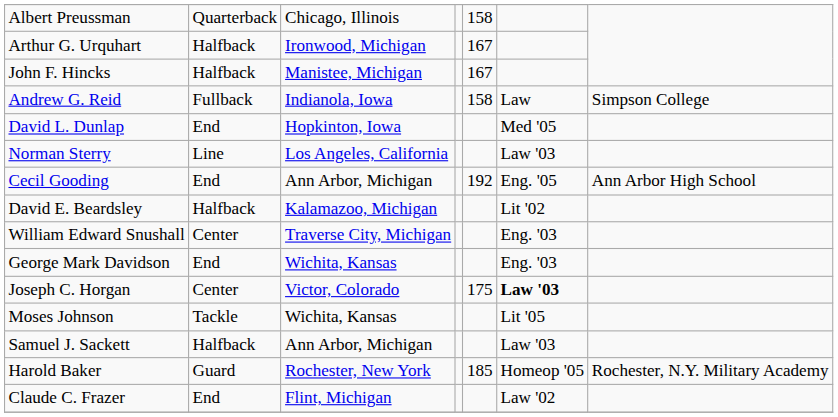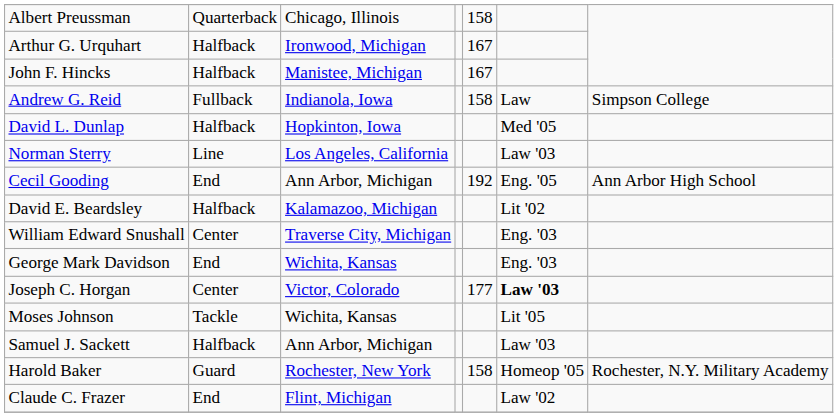(206, 126) End -> (224, 126) Halfback
(480, 289) 175 -> (480, 289) 177
(480, 371) 185 -> (480, 371) 158
